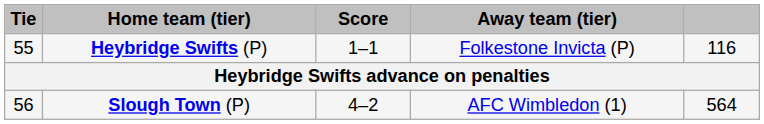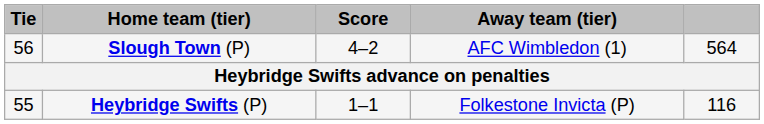rows swapped: (179, 48) <-> (179, 105)
